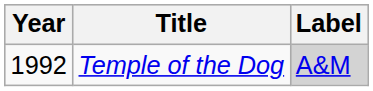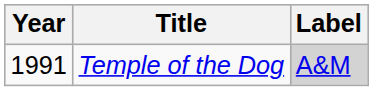(39, 64) 1992 -> (39, 64) 1991
